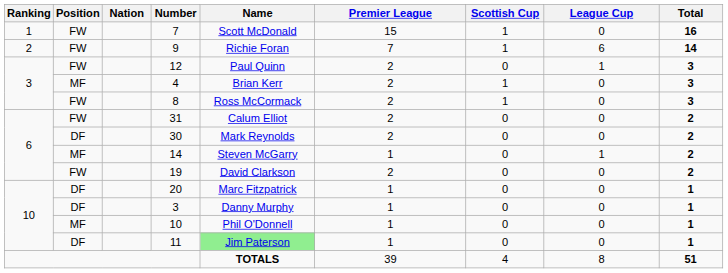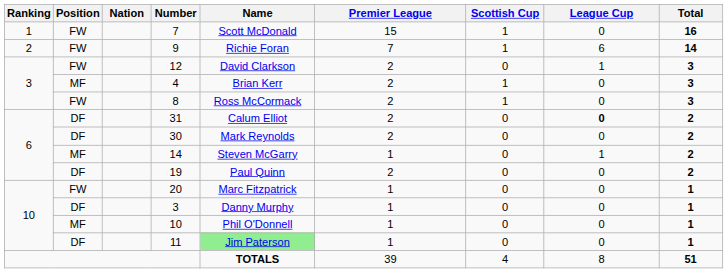(258, 66) Paul Quinn -> (258, 66) David Clarkson
(78, 119) FW -> (78, 119) DF
(601, 119) normal -> (601, 119) bold
(78, 171) FW -> (78, 171) DF
(258, 171) David Clarkson -> (258, 171) Paul Quinn
(78, 189) DF -> (78, 189) FW
